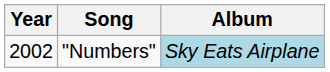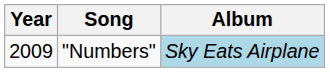(31, 51) 2002 -> (31, 51) 2009
